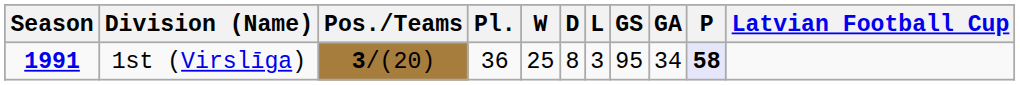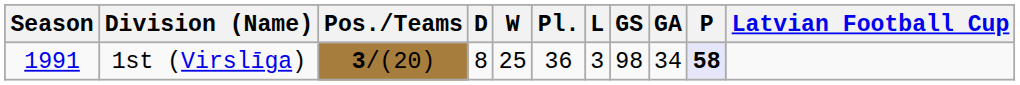columns swapped: (495, 24) <-> (572, 24)
(52, 61) bold -> (52, 61) normal
(629, 61) 95 -> (629, 61) 98
